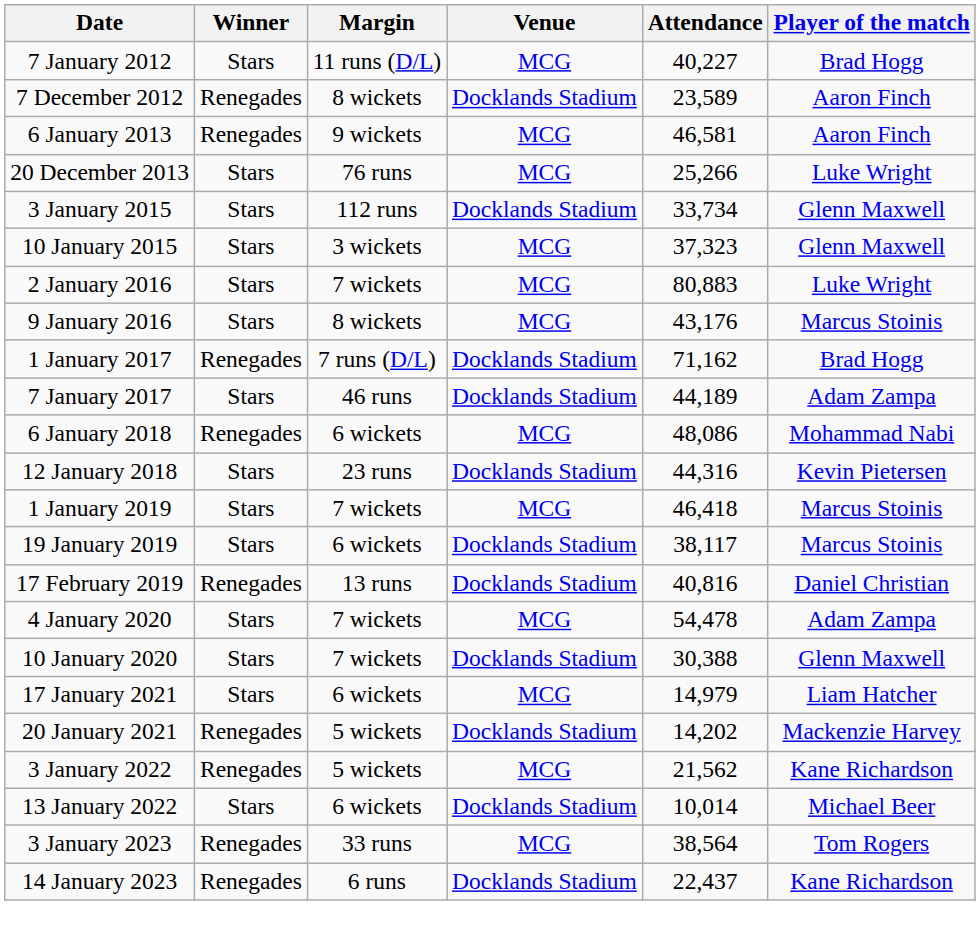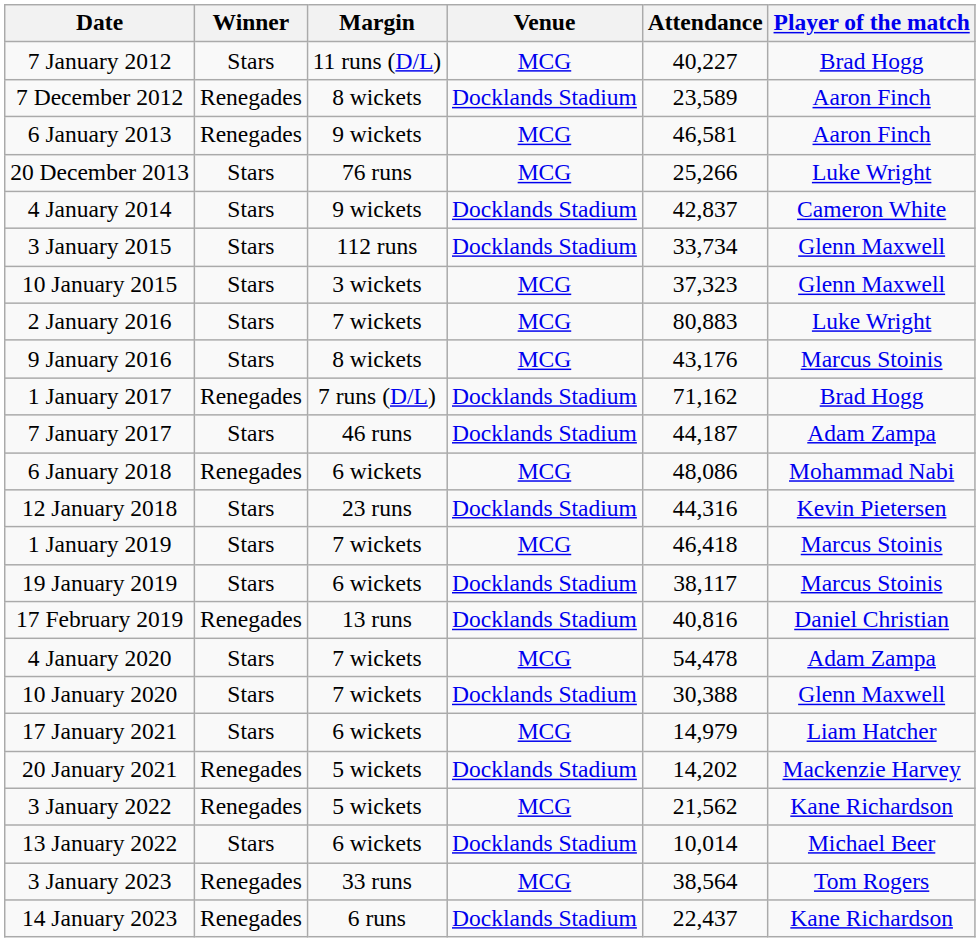+ row: (100, 209)
(705, 396) 44,189 -> (705, 433) 44,187
